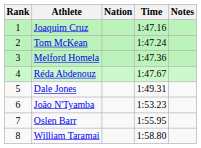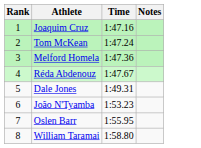- column: (118, 12)
